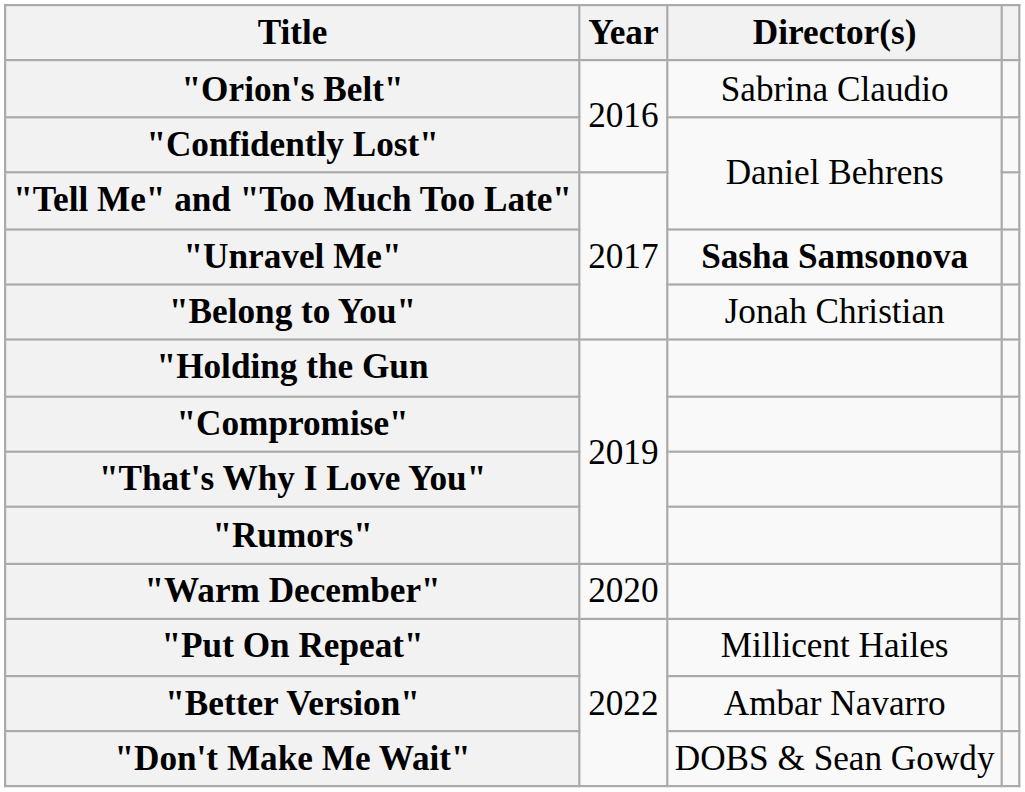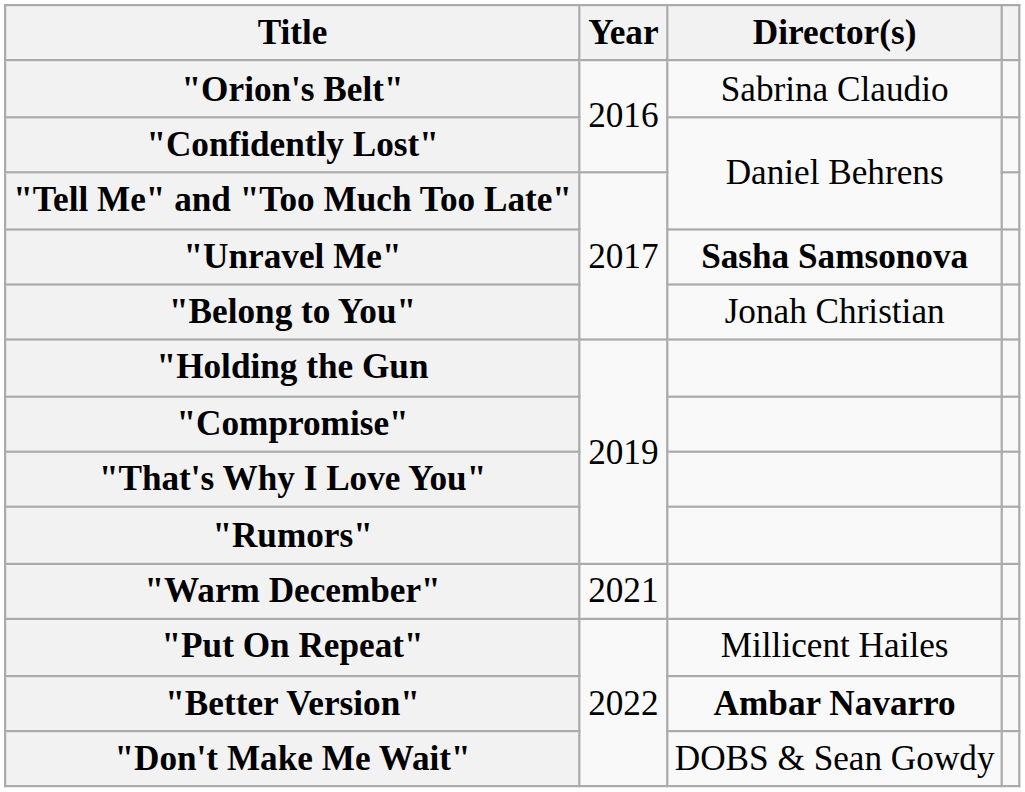(623, 590) 2020 -> (623, 590) 2021
(835, 702) normal -> (835, 702) bold
